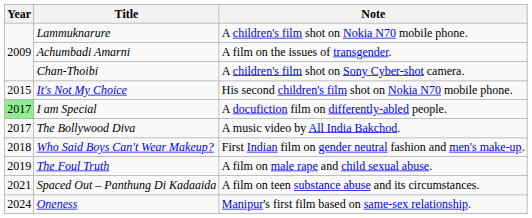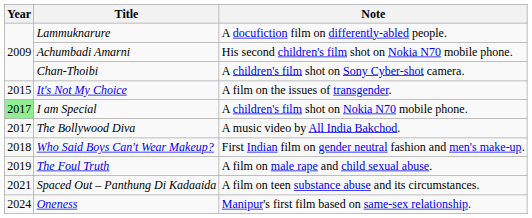(345, 33) A children's film shot on Nokia N70 mobile phone. -> (334, 33) A docufiction film on differently-abled people.
(307, 52) A film on the issues of transgender. -> (367, 52) His second children's film shot on Nokia N70 mobile phone.
(367, 90) His second children's film shot on Nokia N70 mobile phone. -> (307, 90) A film on the issues of transgender.
(334, 109) A docufiction film on differently-abled people. -> (345, 109) A children's film shot on Nokia N70 mobile phone.
